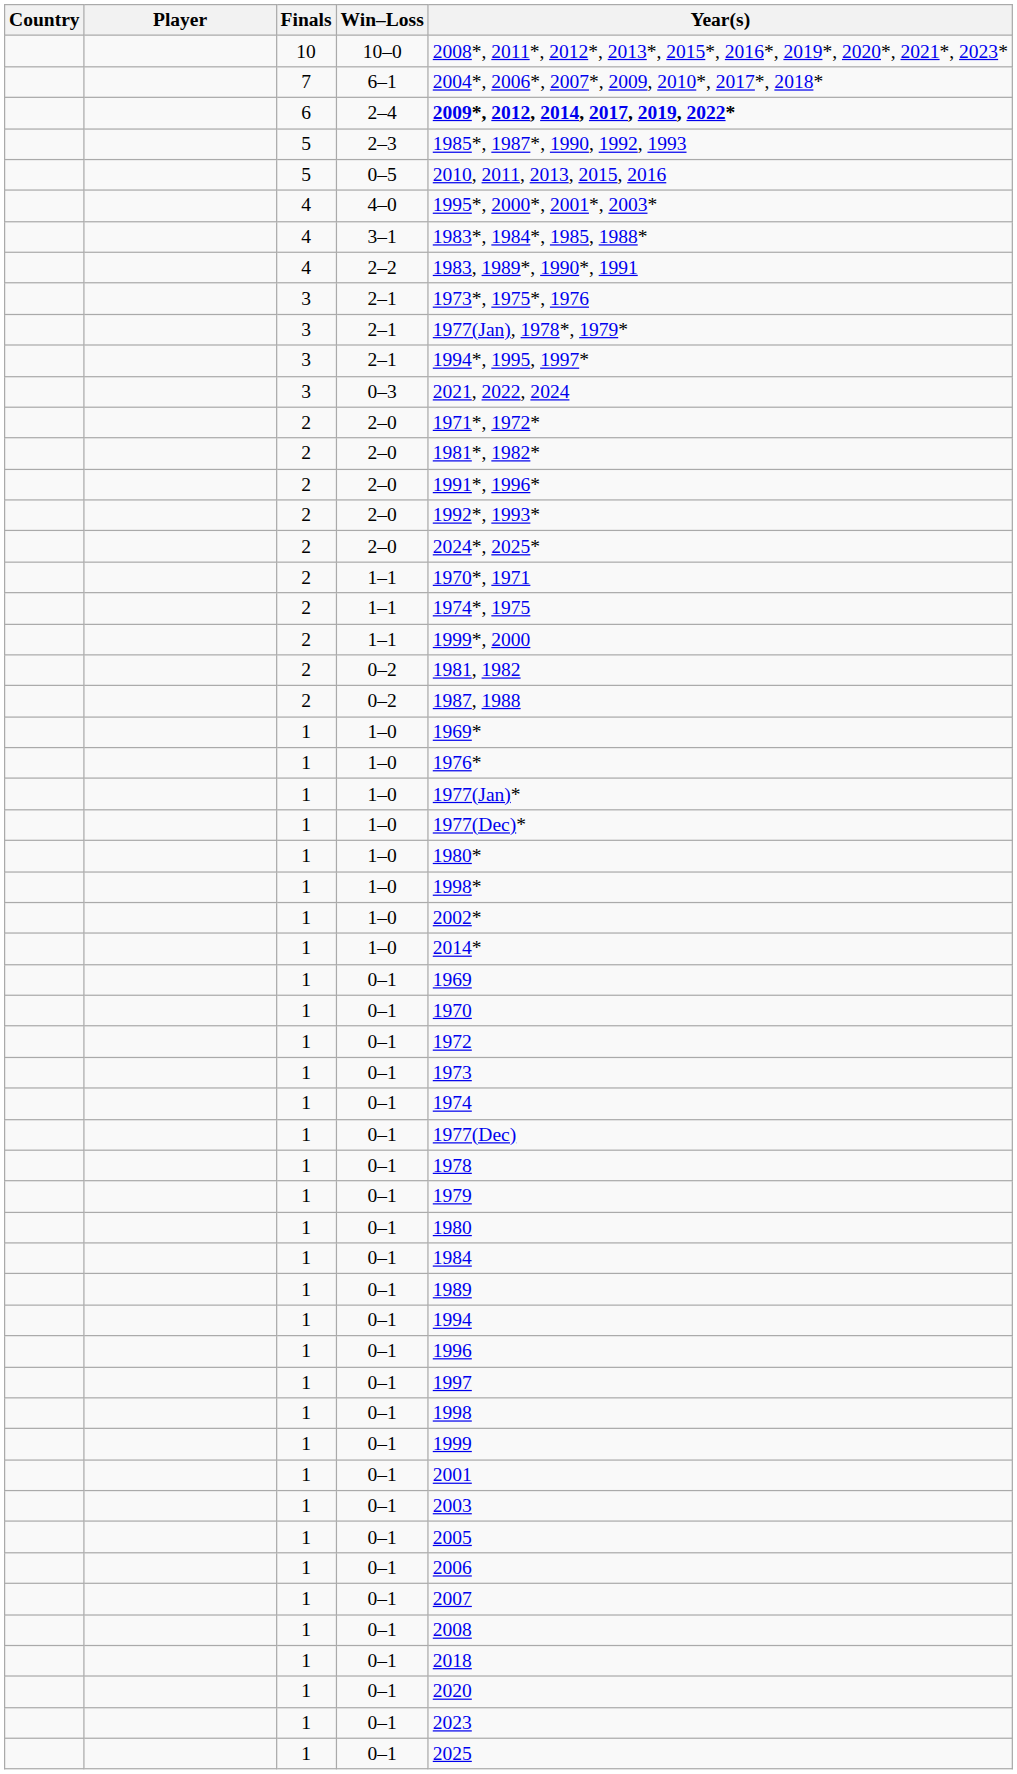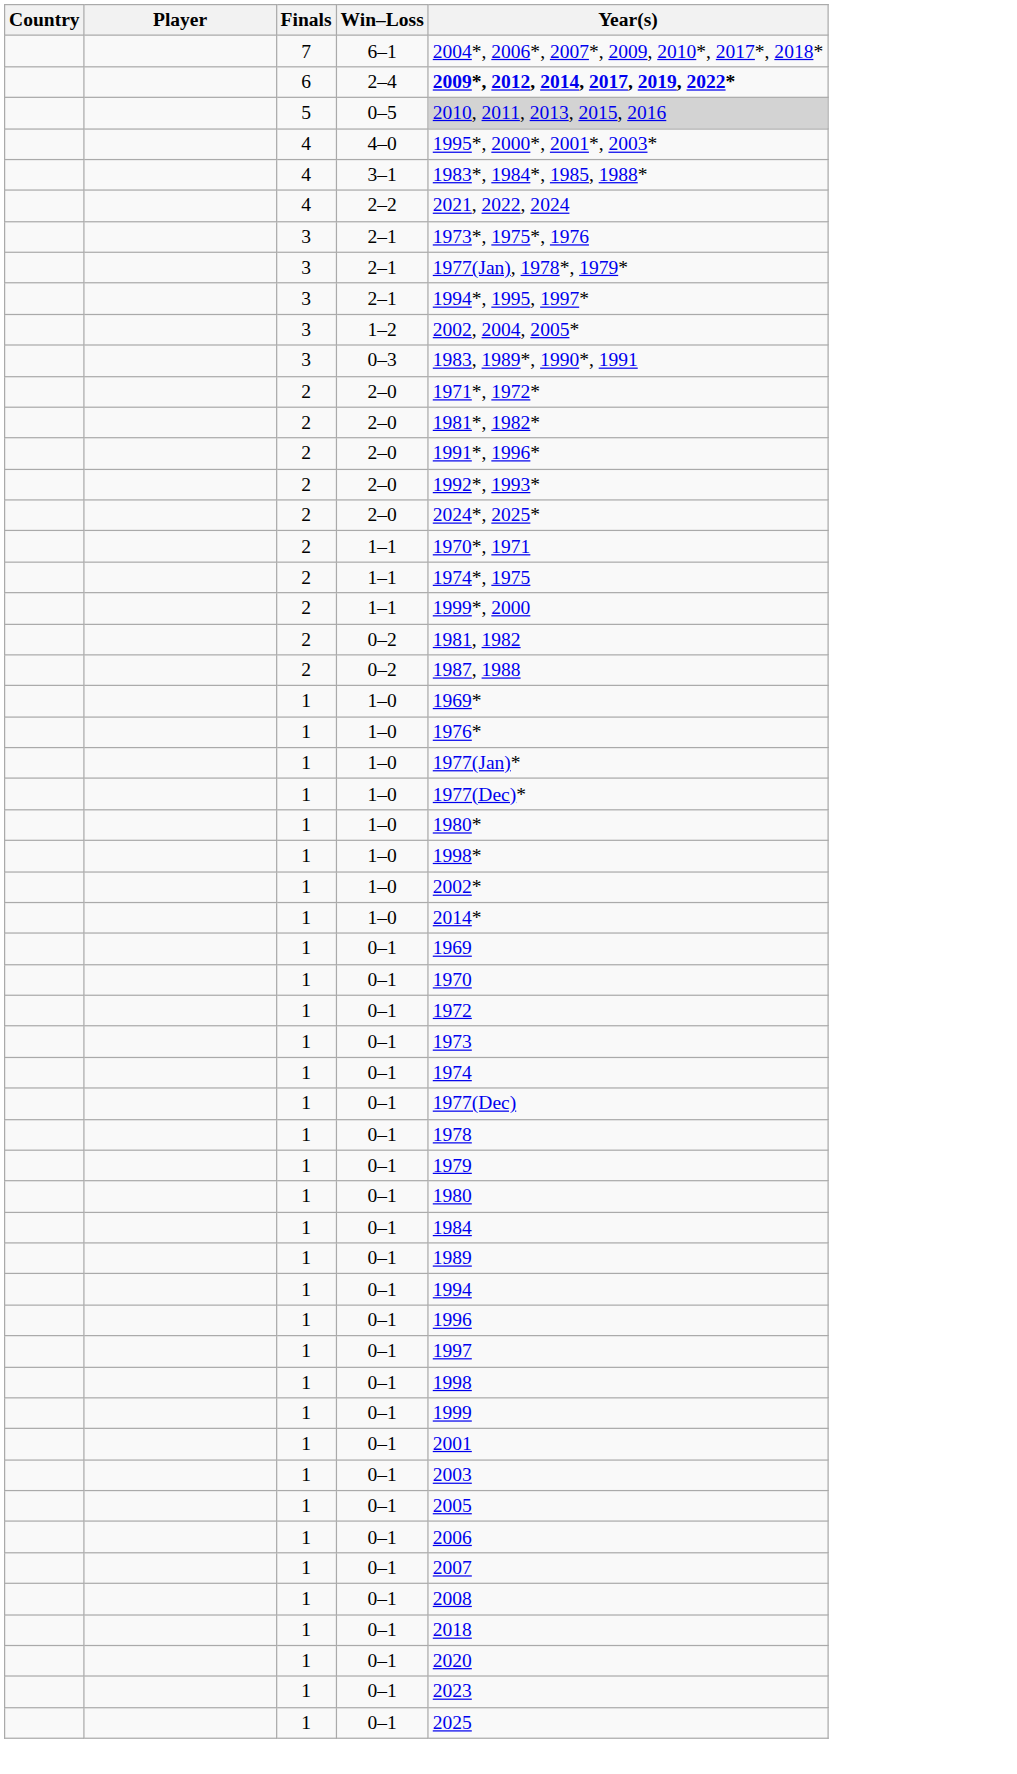- row: (306, 50)
- row: (306, 143)
(550, 174) no background -> (550, 112) lightgrey background
(535, 267) 1983, 1989*, 1990*, 1991 -> (501, 205) 2021, 2022, 2024
+ row: (306, 329)
(501, 391) 2021, 2022, 2024 -> (535, 360) 1983, 1989*, 1990*, 1991
